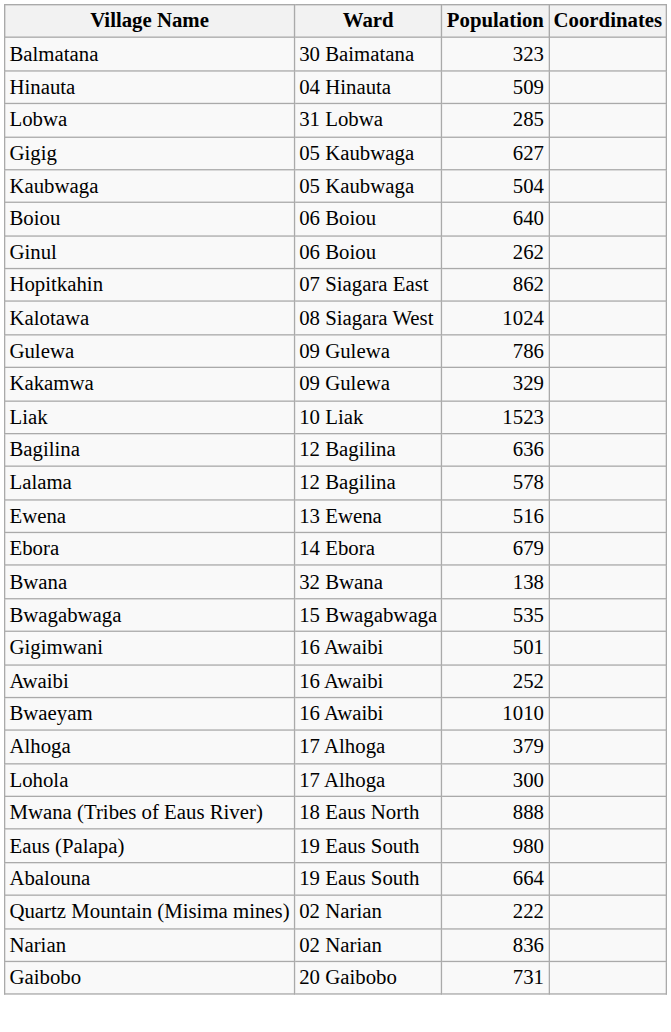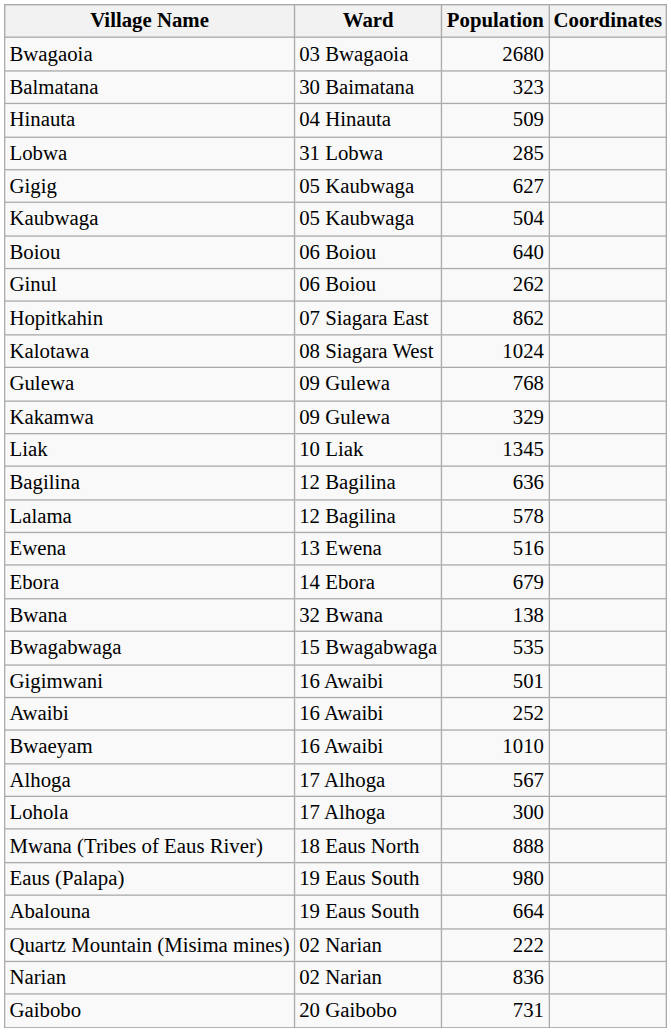+ row: (51, 53)
(528, 350) 786 -> (528, 383) 768
(523, 416) 1523 -> (523, 449) 1345
(528, 746) 379 -> (528, 779) 567
